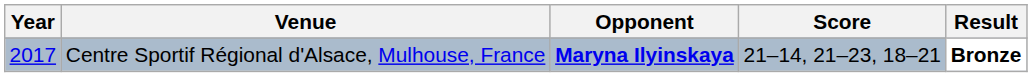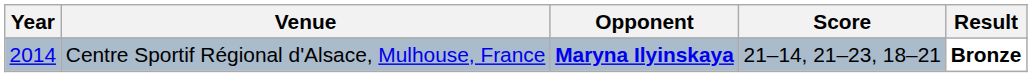(33, 55) 2017 -> (33, 55) 2014
